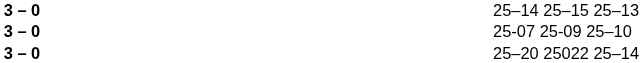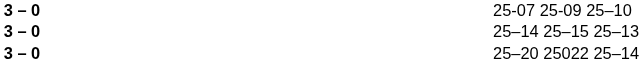rows swapped: (566, 10) <-> (562, 31)
